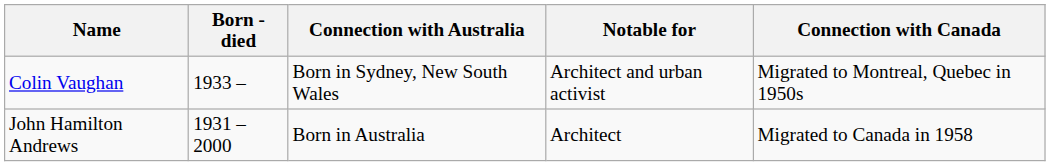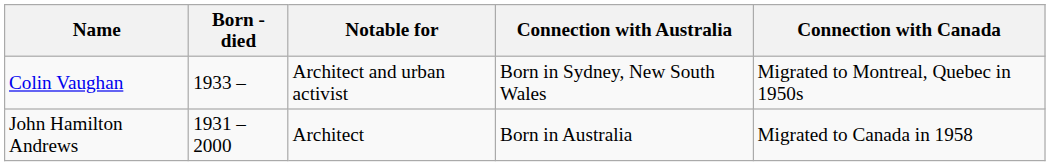columns swapped: (649, 30) <-> (417, 30)
